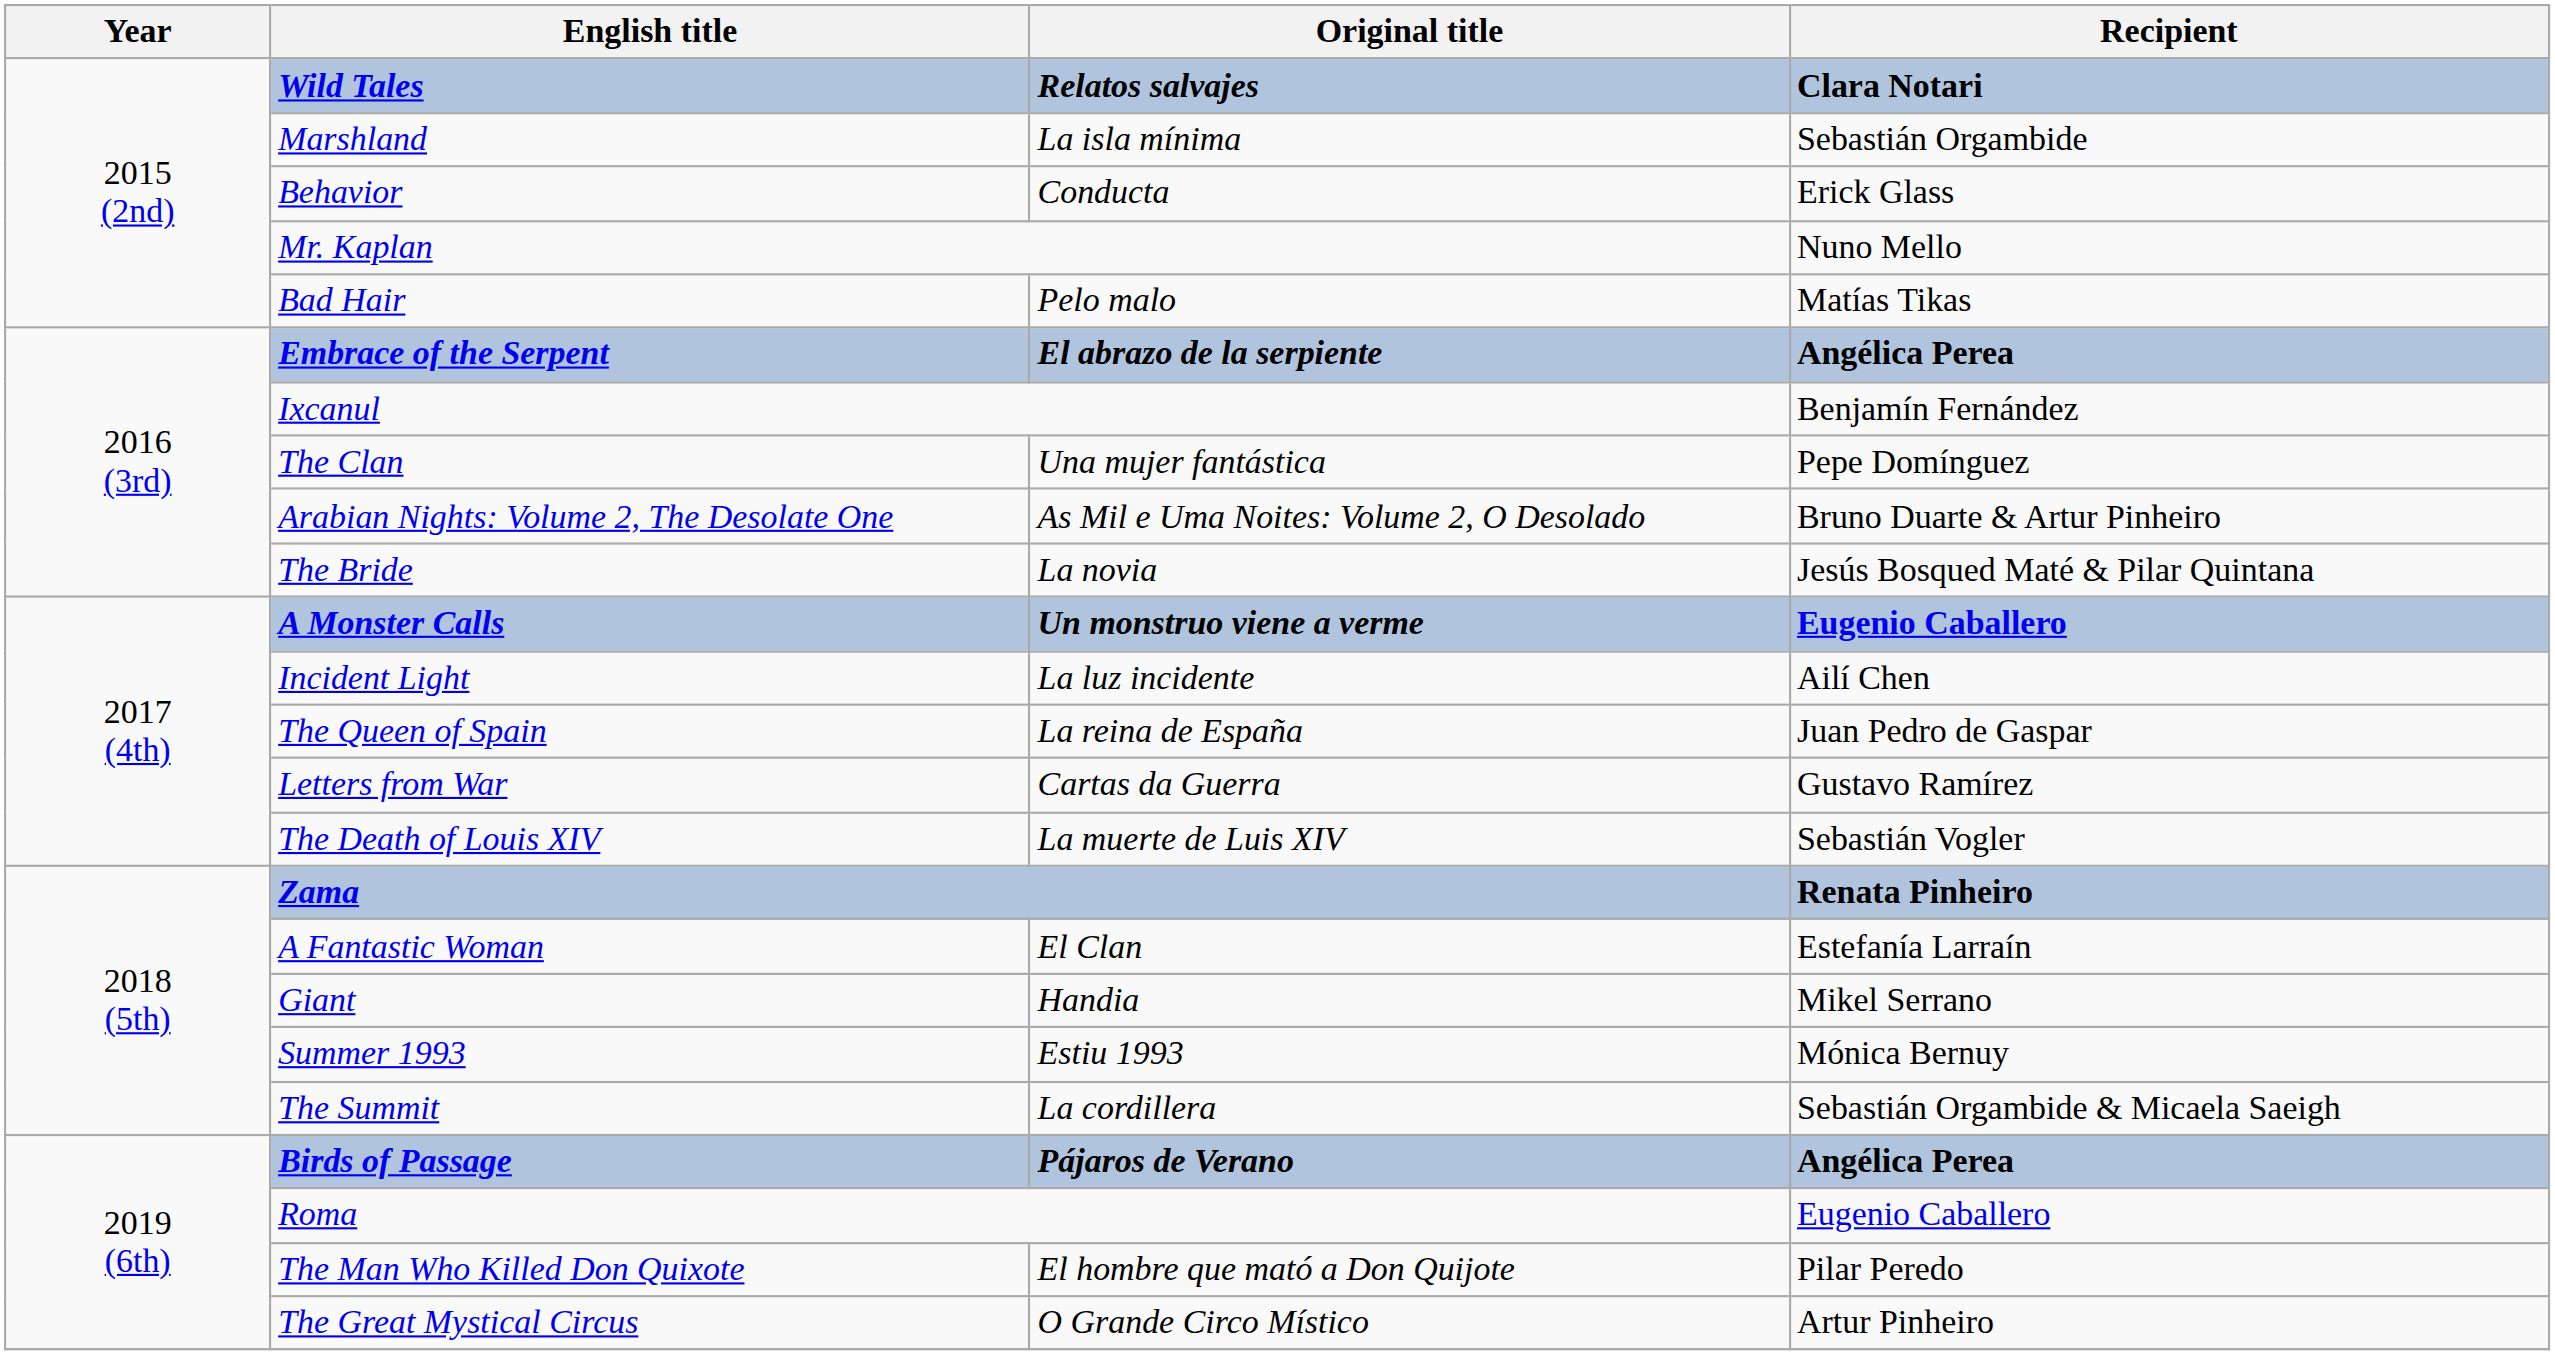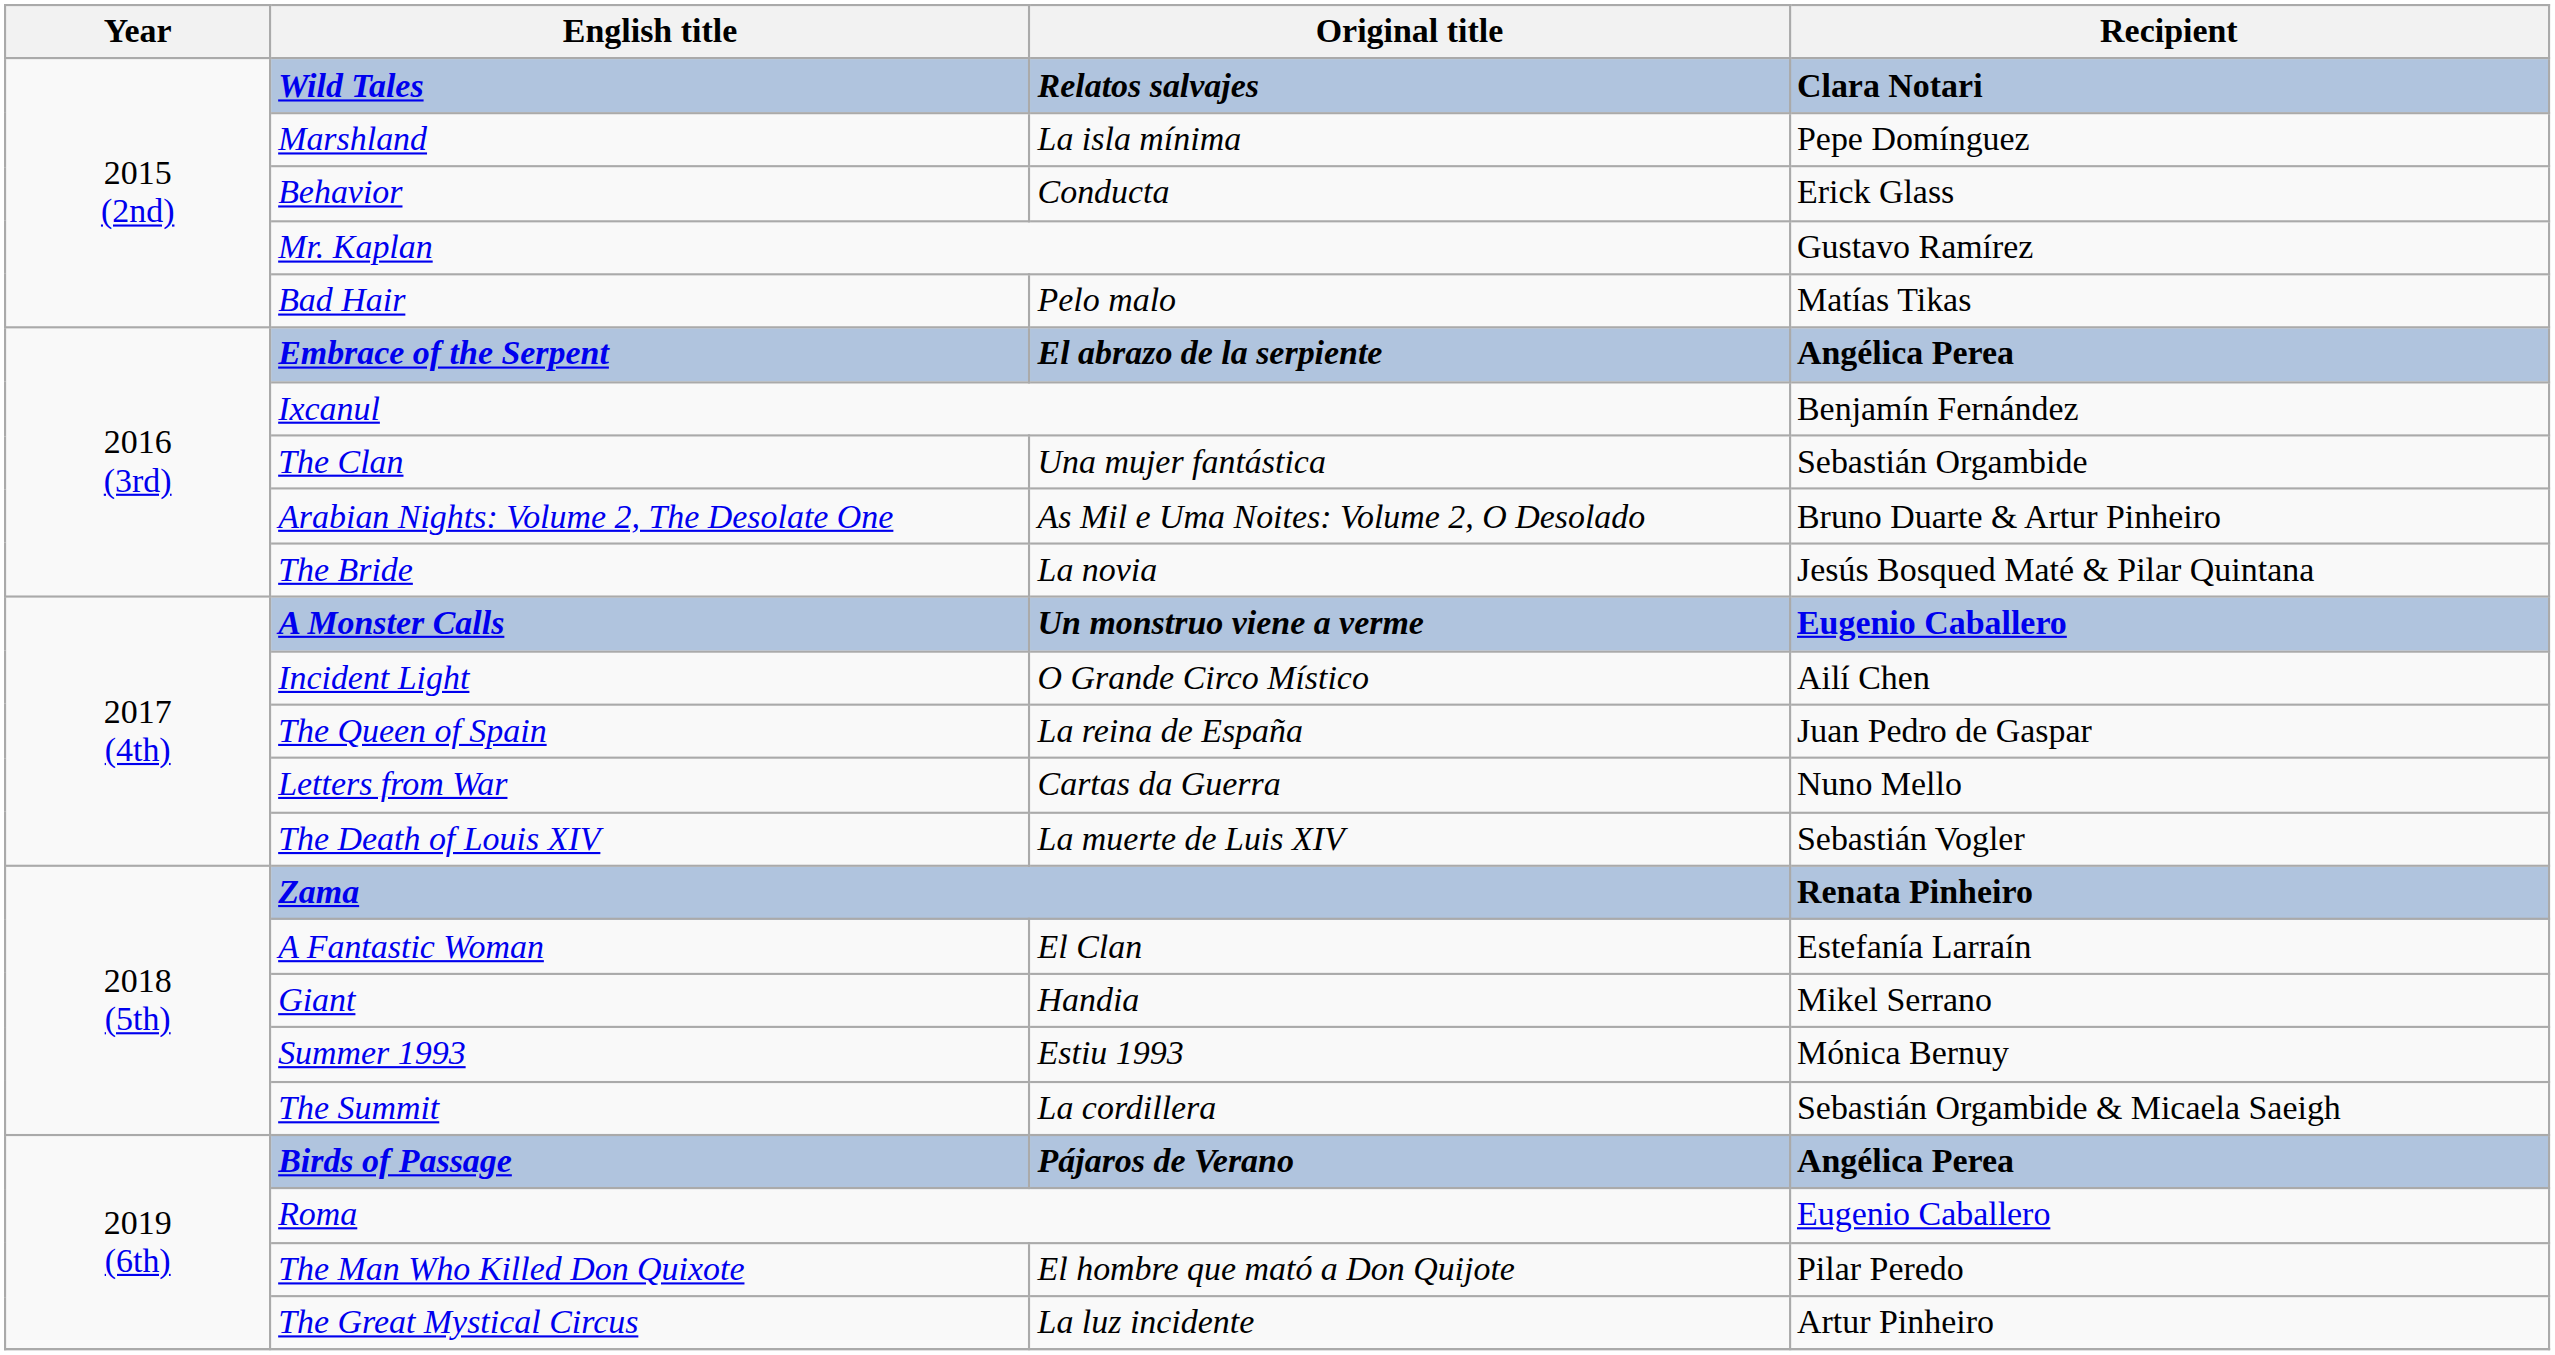(1942, 138) Sebastián Orgambide -> (1913, 138) Pepe Domínguez
(1879, 246) Nuno Mello -> (1915, 246) Gustavo Ramírez
(1913, 461) Pepe Domínguez -> (1942, 461) Sebastián Orgambide
(1146, 676) La luz incidente -> (1203, 676) O Grande Circo Místico
(1915, 784) Gustavo Ramírez -> (1879, 784) Nuno Mello
(1203, 1322) O Grande Circo Místico -> (1146, 1322) La luz incidente
